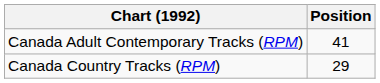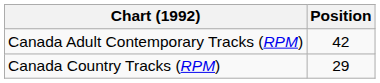(341, 41) 41 -> (341, 41) 42
